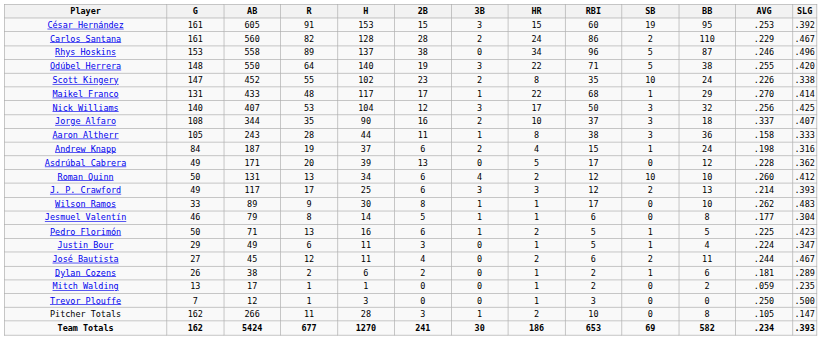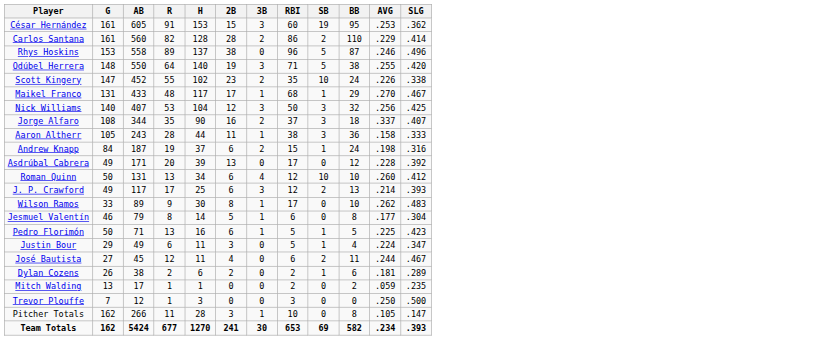- column: (537, 11)
(805, 25) .392 -> (416, 25) .362
(805, 39) .467 -> (416, 39) .414
(805, 94) .414 -> (416, 94) .467
(805, 163) .362 -> (416, 163) .392
